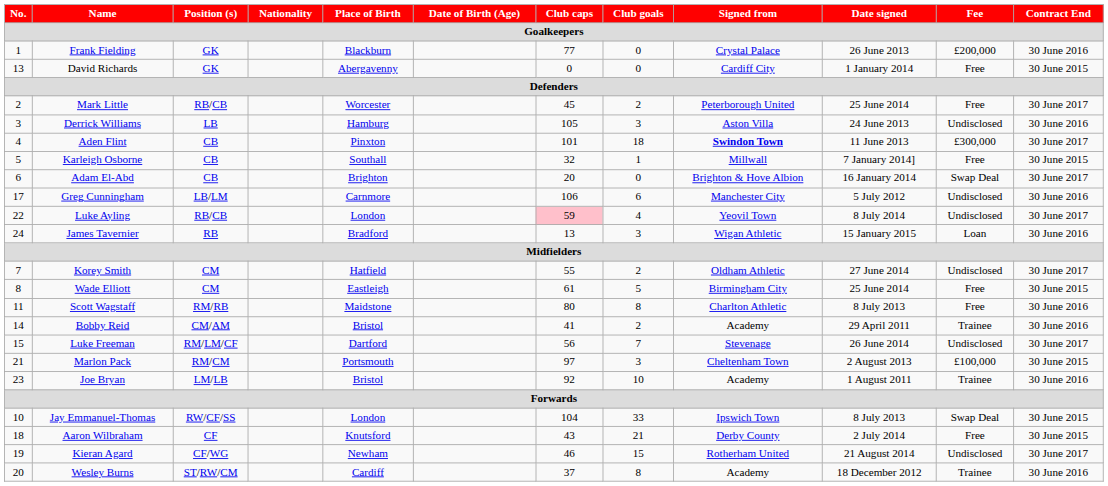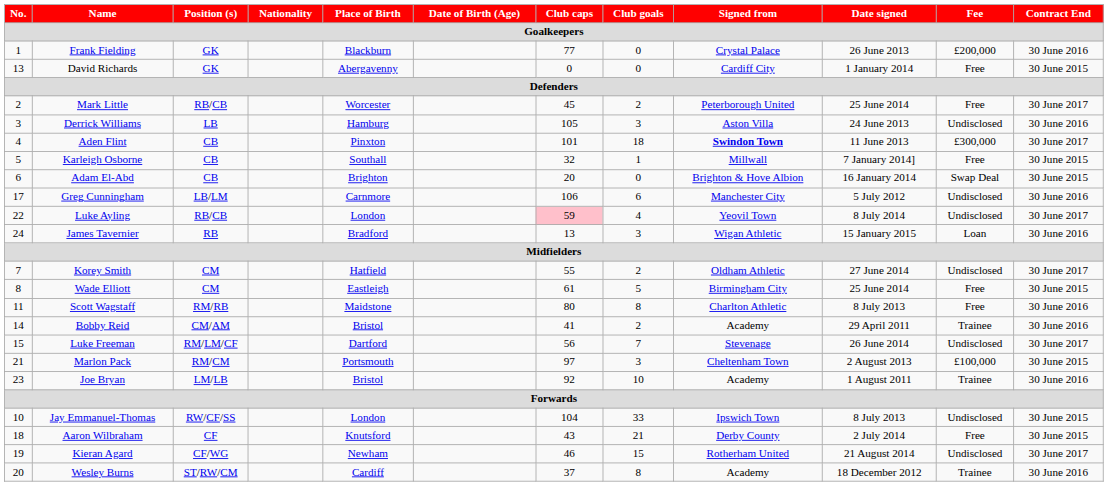(1058, 178) 30 June 2017 -> (1058, 178) 30 June 2015
(975, 417) Swap Deal -> (975, 417) Undisclosed
